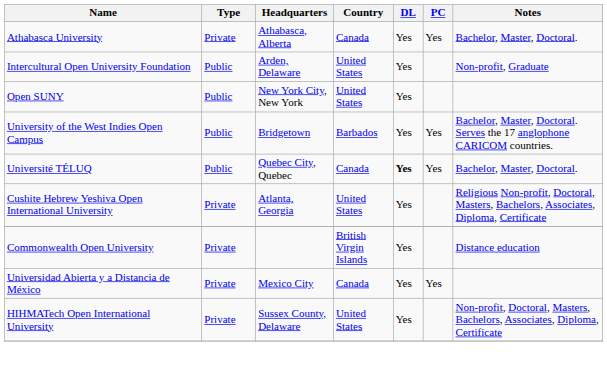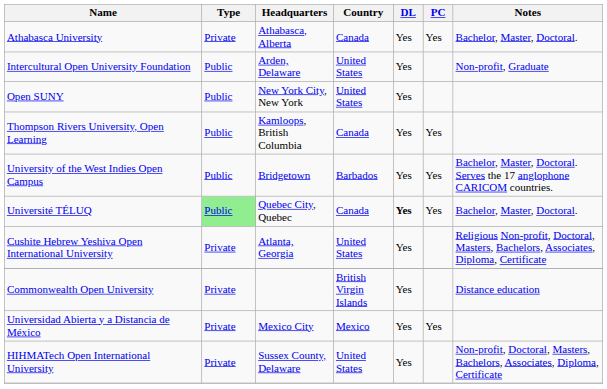+ row: (85, 132)
(218, 169) no background -> (218, 211) lightgreen background
(352, 283) Canada -> (353, 326) Mexico
